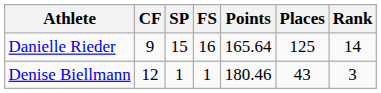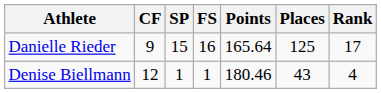(353, 46) 14 -> (353, 46) 17
(353, 74) 3 -> (353, 74) 4
